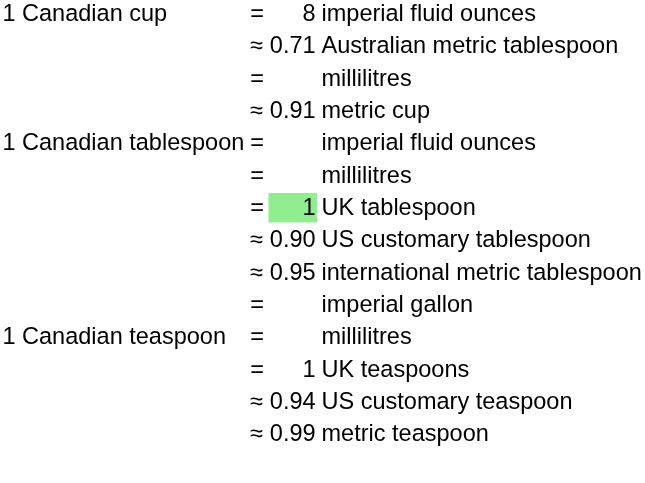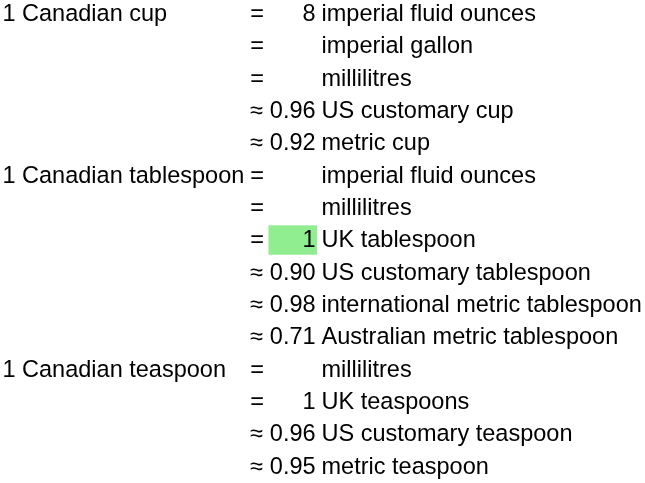rows swapped: (123, 305) <-> (123, 46)
+ row: (123, 111)
(293, 110) 0.91 -> (293, 142) 0.92
(293, 272) 0.95 -> (293, 304) 0.98
(293, 401) 0.94 -> (293, 433) 0.96
(293, 433) 0.99 -> (293, 466) 0.95
